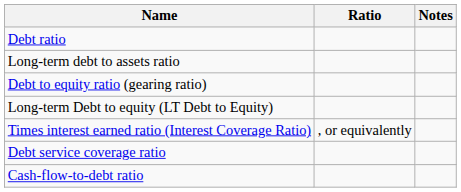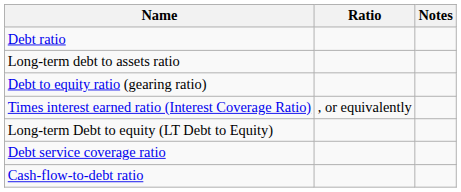rows swapped: (140, 107) <-> (159, 130)
